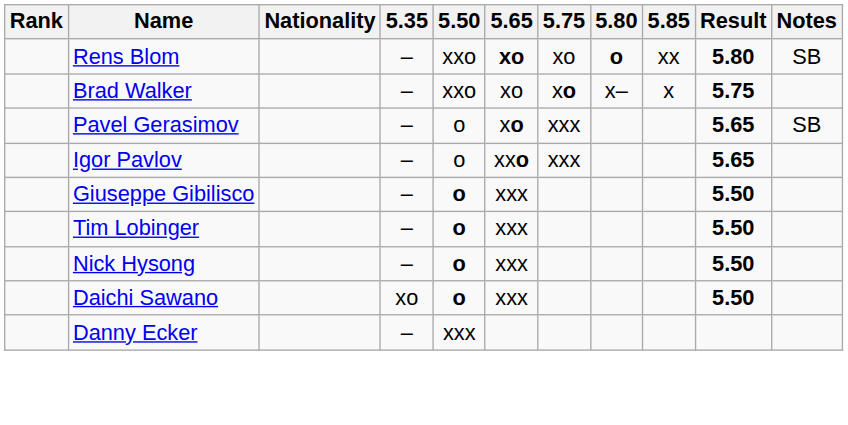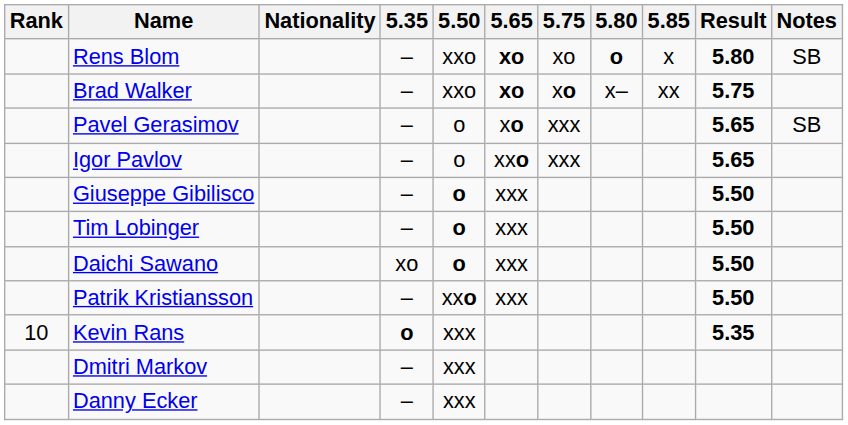(669, 56) xx -> (669, 56) x
(512, 90) normal -> (512, 90) bold
(669, 90) x -> (669, 90) xx
- row: (134, 263)
+ row: (163, 297)
+ row: (129, 332)
+ row: (140, 366)
